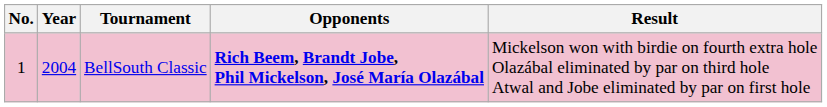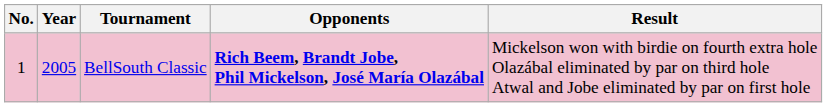(59, 67) 2004 -> (59, 67) 2005
